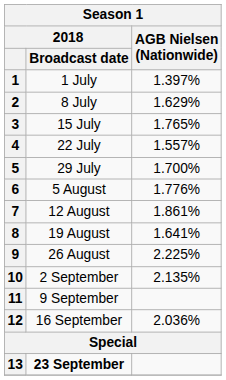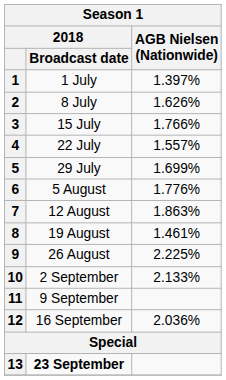(177, 102) 1.629% -> (177, 102) 1.626%
(177, 124) 1.765% -> (177, 124) 1.766%
(177, 168) 1.700% -> (177, 168) 1.699%
(177, 211) 1.861% -> (177, 211) 1.863%
(177, 233) 1.641% -> (177, 233) 1.461%
(177, 277) 2.135% -> (177, 277) 2.133%
